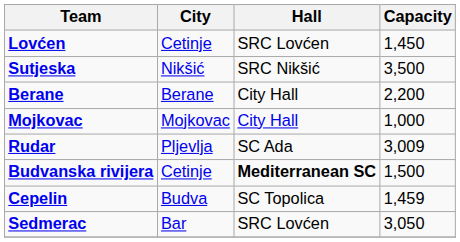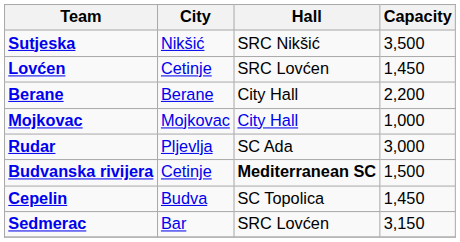rows swapped: (37, 43) <-> (42, 69)
(404, 146) 3,009 -> (404, 146) 3,000
(404, 198) 1,459 -> (404, 198) 1,450
(404, 224) 3,050 -> (404, 224) 3,150
